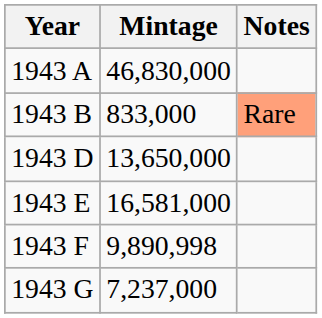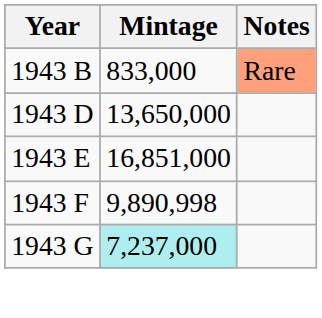- row: (52, 70)
(169, 202) 16,581,000 -> (169, 158) 16,851,000
(162, 289) no background -> (162, 245) paleturquoise background
